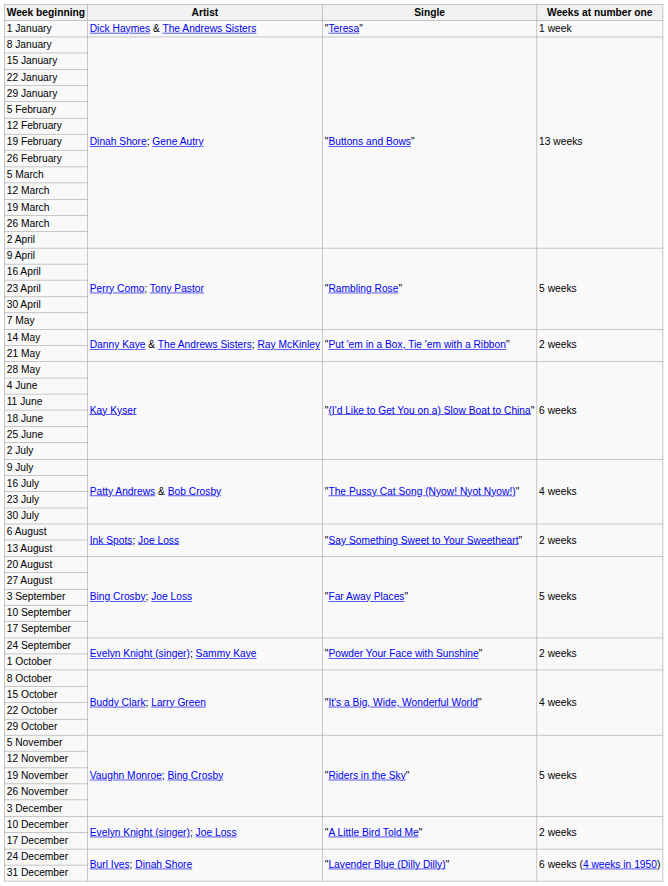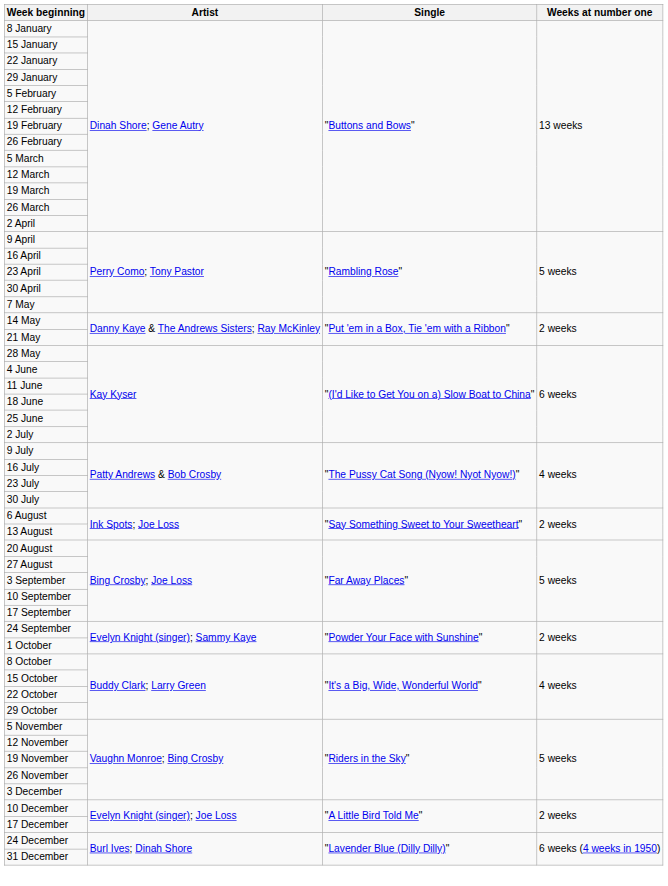- row: (29, 28)
